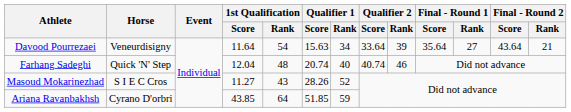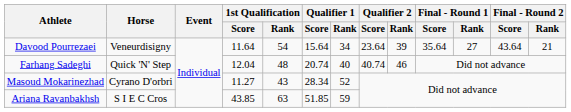(317, 47) 15.63 -> (317, 47) 15.64
(373, 47) 33.64 -> (373, 47) 23.64
(141, 81) S I E C Cros -> (141, 81) Cyrano D'orbri
(317, 81) 28.26 -> (317, 81) 28.34
(141, 99) Cyrano D'orbri -> (141, 99) S I E C Cros
(283, 99) 64 -> (283, 99) 63
